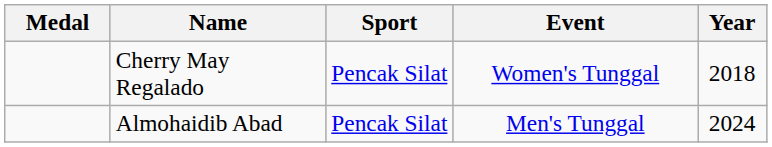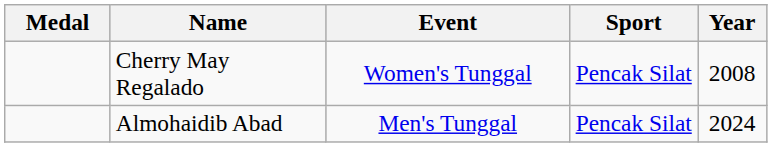columns swapped: (389, 23) <-> (575, 23)
(732, 73) 2018 -> (732, 73) 2008
